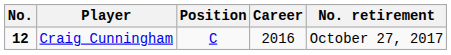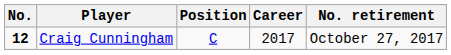(278, 39) 2016 -> (278, 39) 2017
